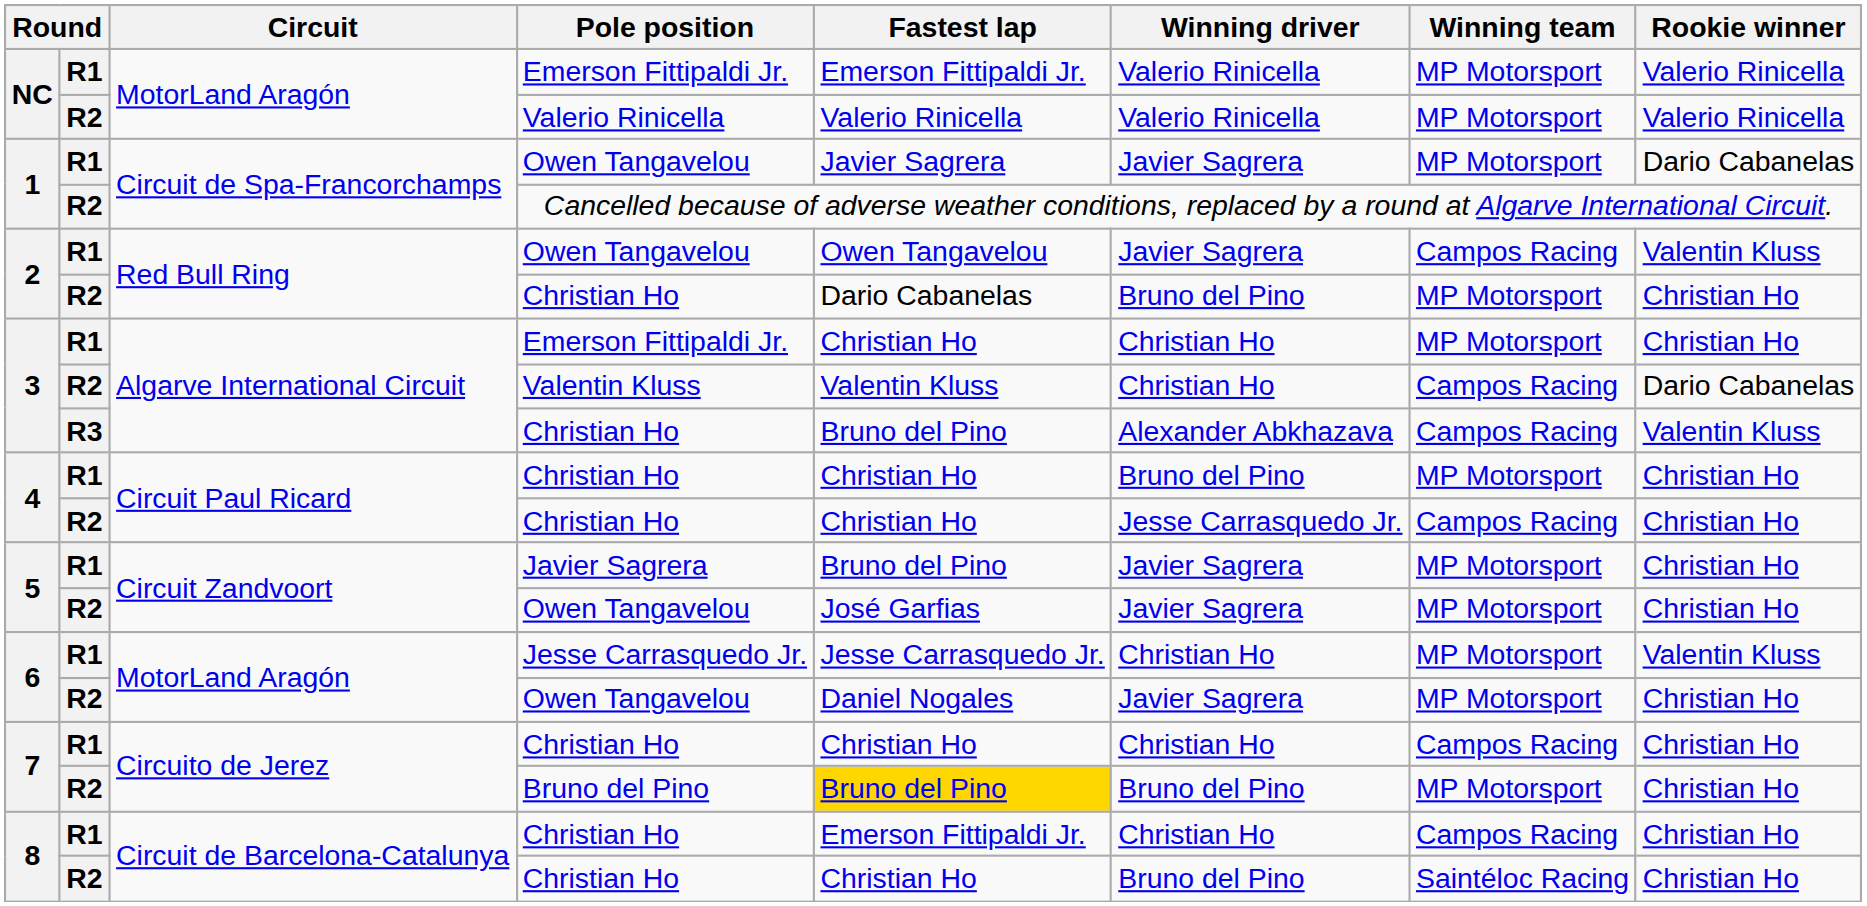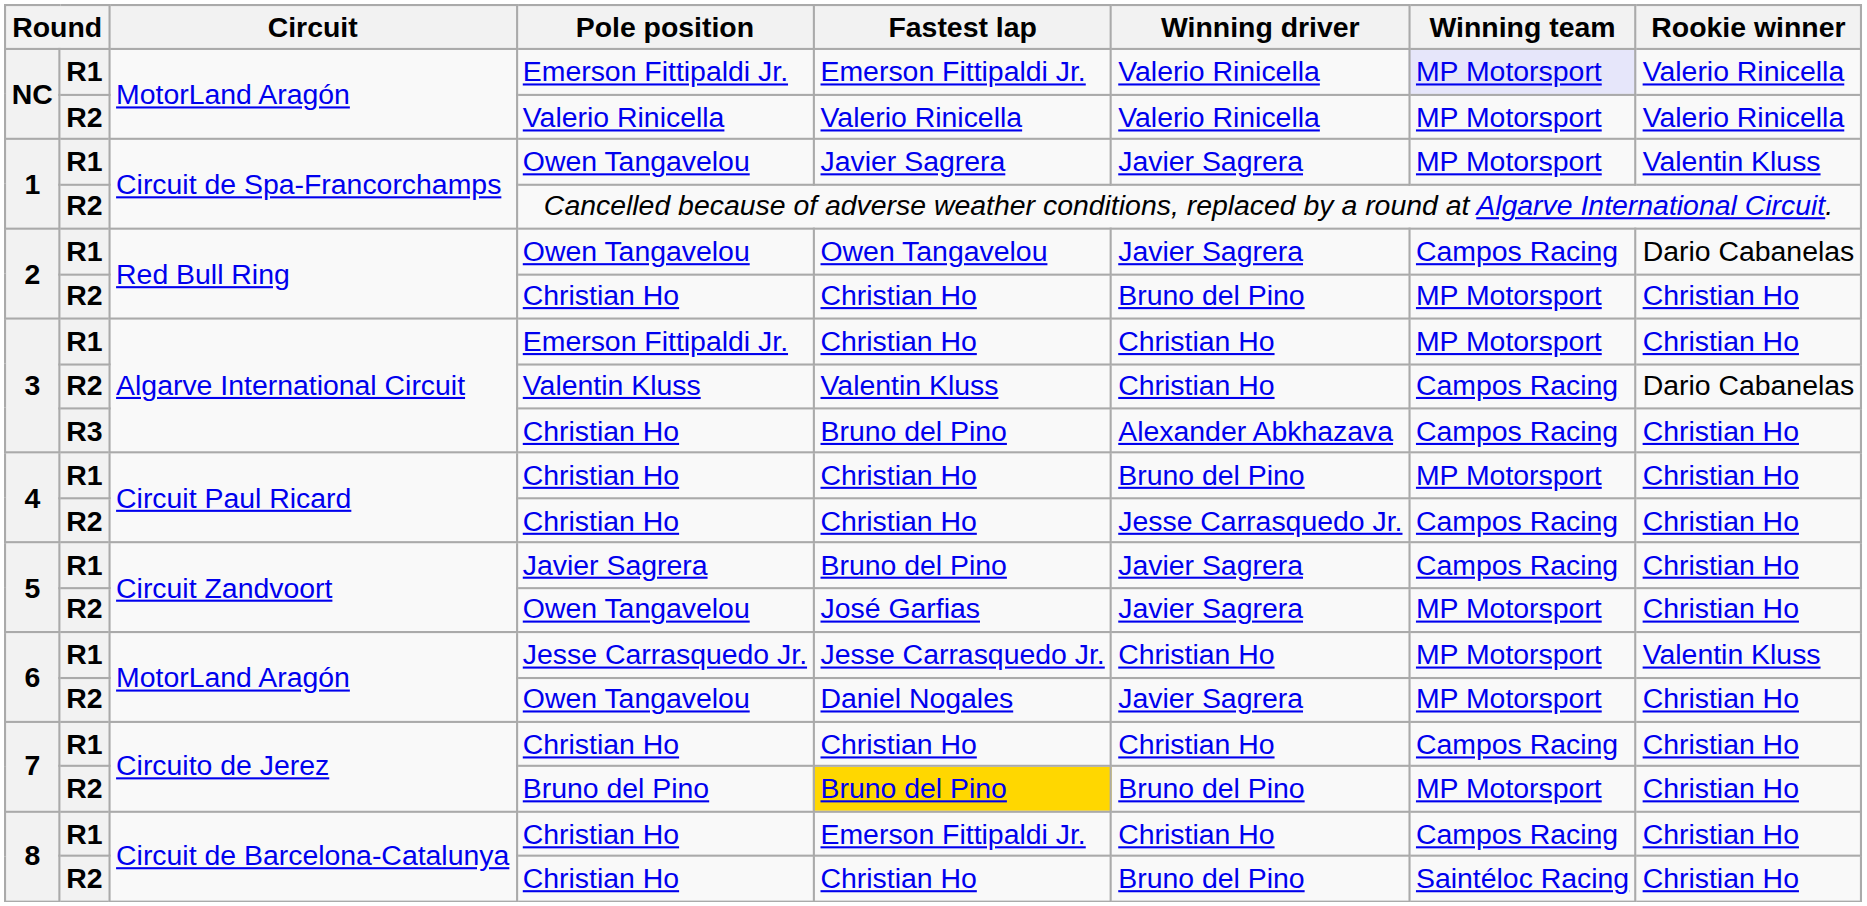(1509, 72) no background -> (1509, 72) lavender background
(1748, 161) Dario Cabanelas -> (1732, 161) Valentin Kluss
(1732, 251) Valentin Kluss -> (1748, 251) Dario Cabanelas
(926, 296) Dario Cabanelas -> (899, 296) Christian Ho
(1732, 430) Valentin Kluss -> (1721, 430) Christian Ho
(1509, 565) MP Motorsport -> (1517, 565) Campos Racing
